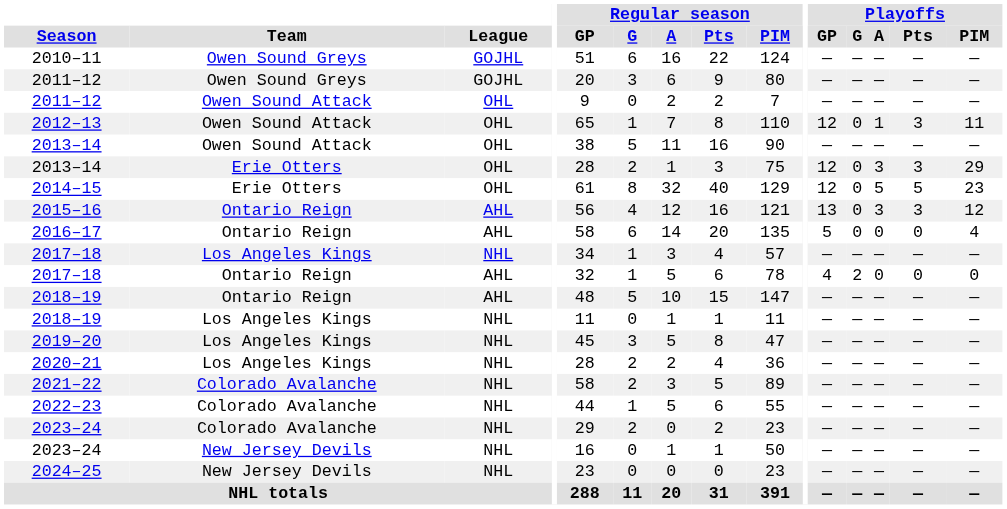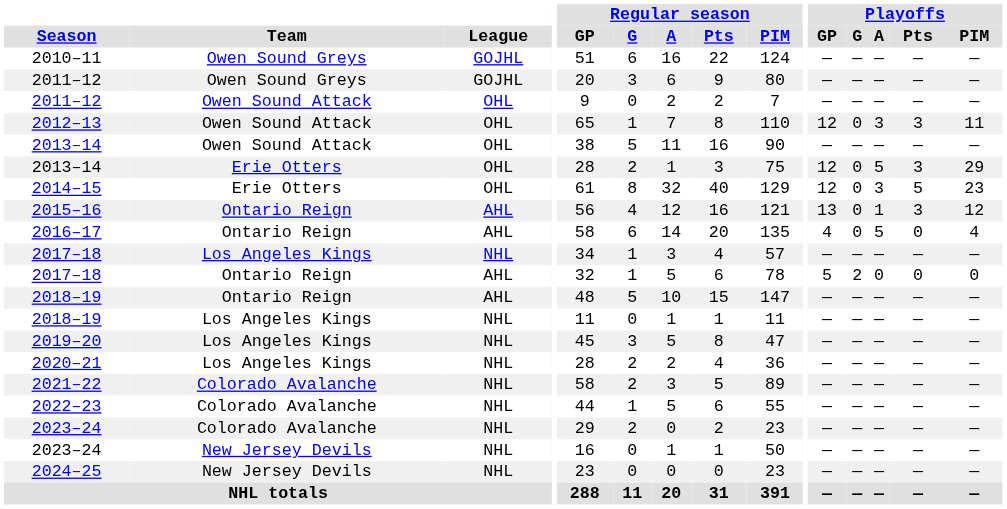(879, 124) 1 -> (879, 124) 3
(879, 167) 3 -> (879, 167) 5
(879, 189) 5 -> (879, 189) 3
(879, 211) 3 -> (879, 211) 1
(827, 232) 5 -> (827, 232) 4
(879, 232) 0 -> (879, 232) 5
(827, 276) 4 -> (827, 276) 5
